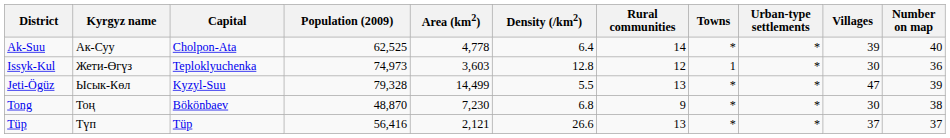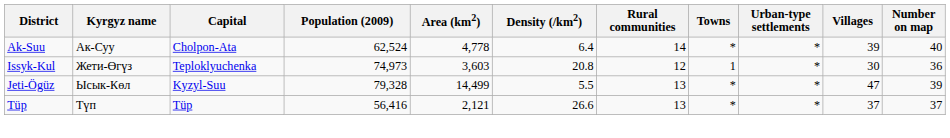(390, 47) 62,525 -> (390, 47) 62,524
(583, 66) 12.8 -> (583, 66) 20.8
- row: (20, 104)
